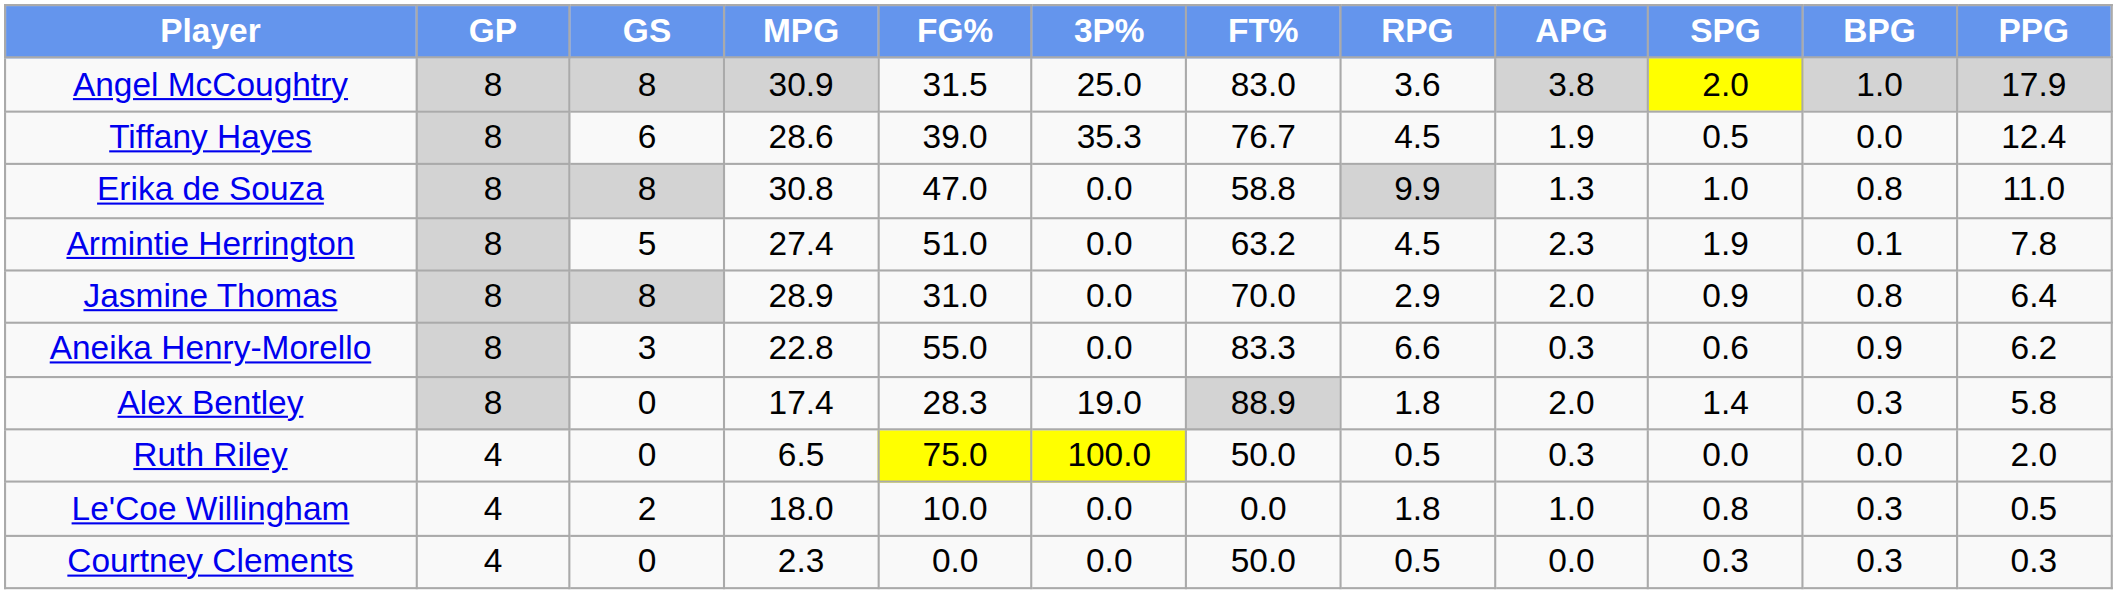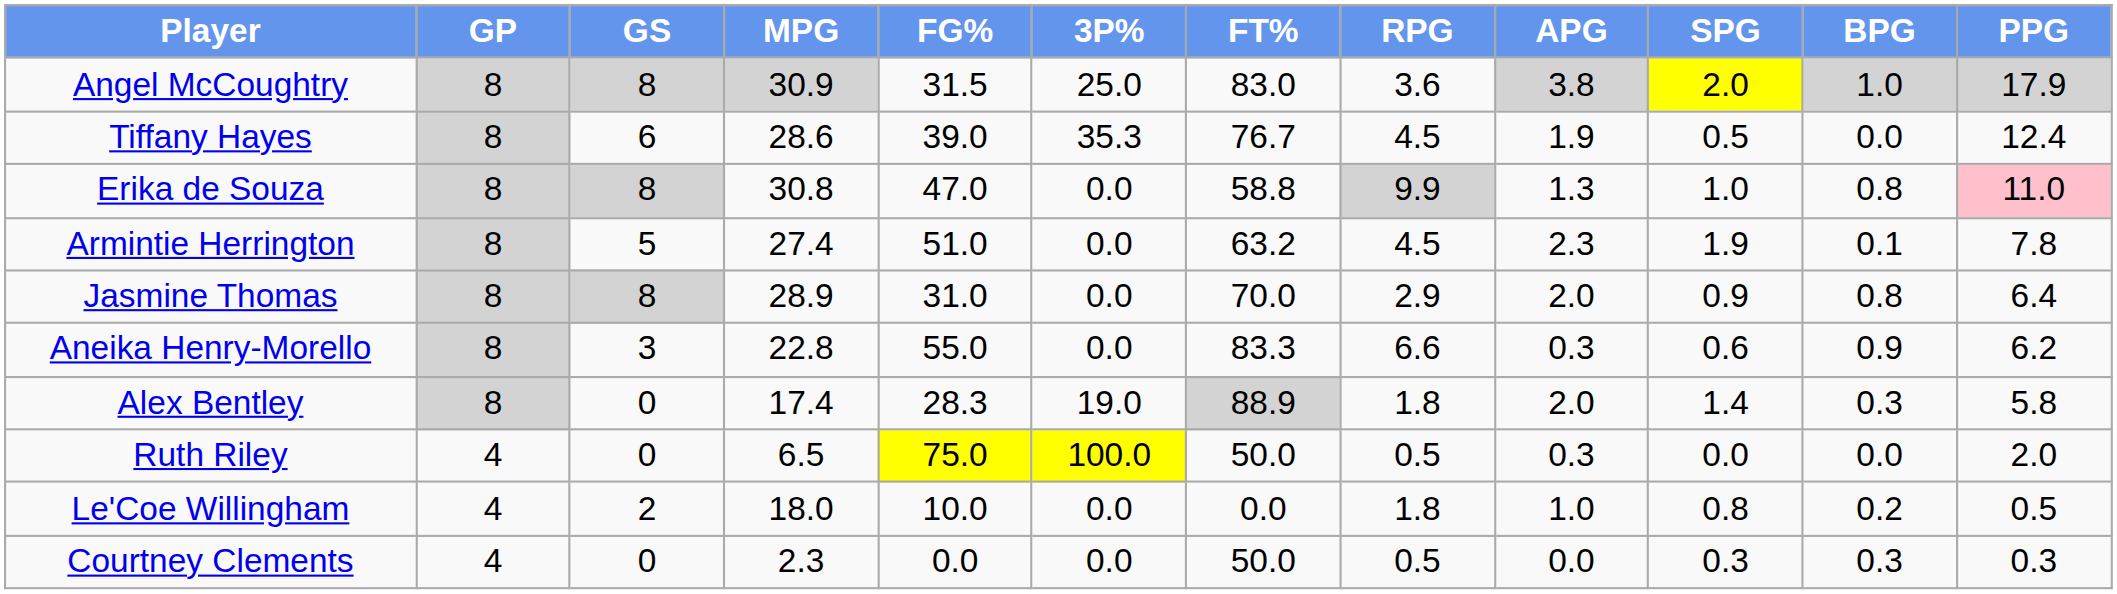(2034, 190) no background -> (2034, 190) pink background
(1880, 508) 0.3 -> (1880, 508) 0.2
